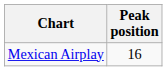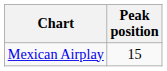(135, 54) 16 -> (135, 54) 15
